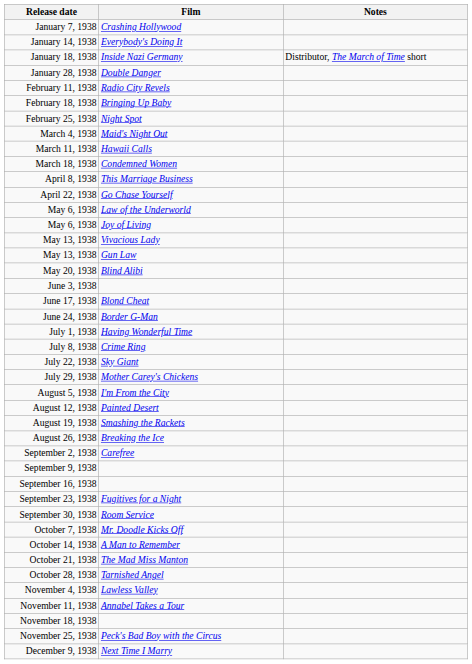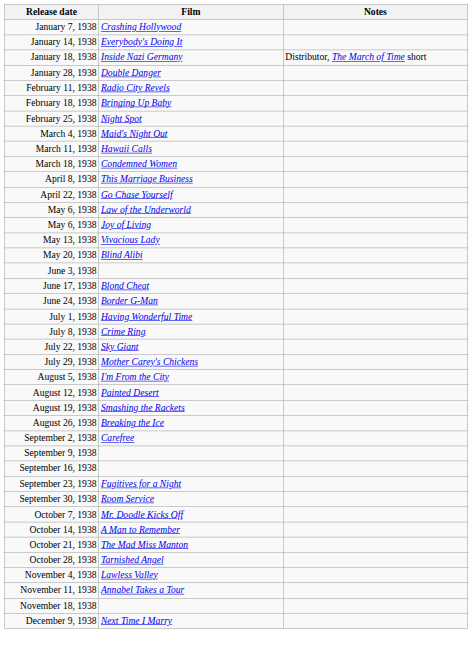- row: (70, 255)
- row: (58, 636)
